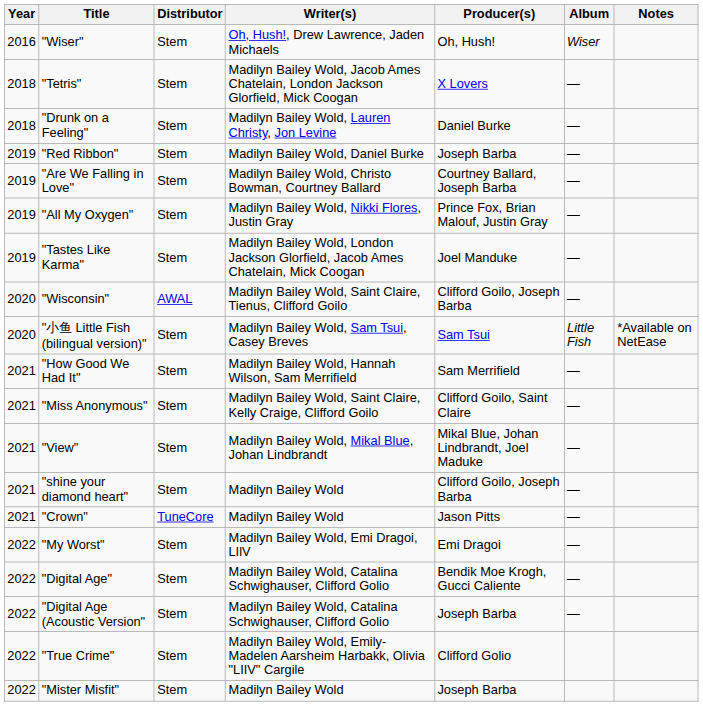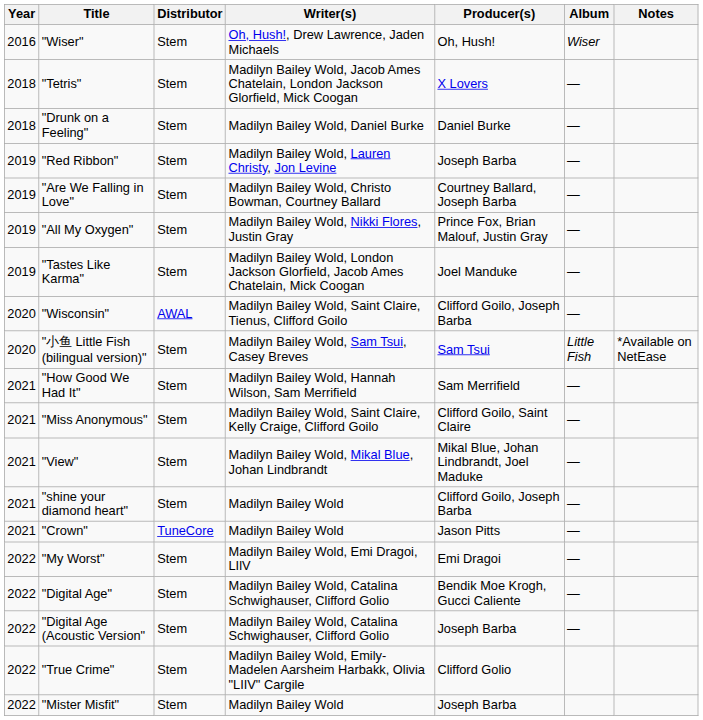(309, 125) Madilyn Bailey Wold, Lauren Christy, Jon Levine -> (326, 125) Madilyn Bailey Wold, Daniel Burke
(326, 153) Madilyn Bailey Wold, Daniel Burke -> (309, 160) Madilyn Bailey Wold, Lauren Christy, Jon Levine
